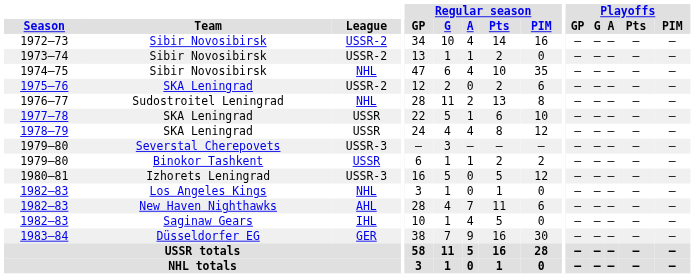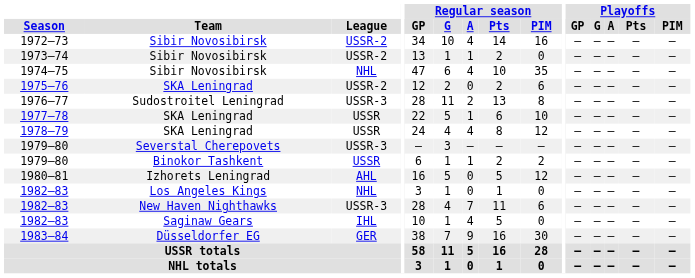(366, 101) NHL -> (366, 101) USSR-3
(366, 176) USSR-3 -> (366, 176) AHL
(366, 206) AHL -> (366, 206) USSR-3
